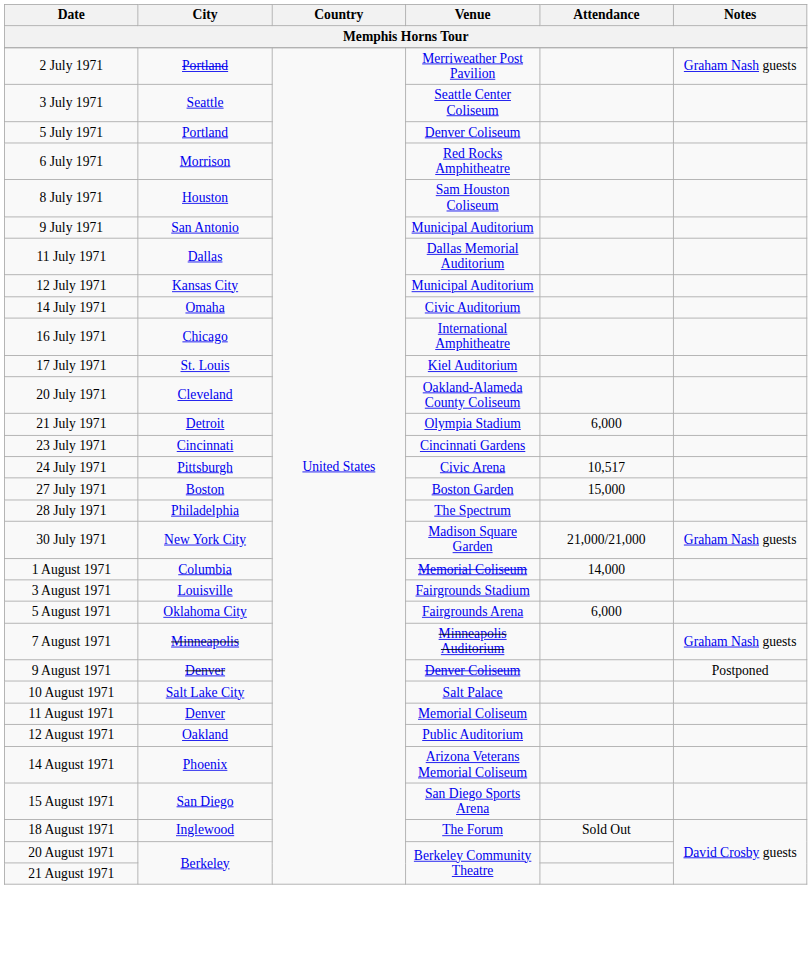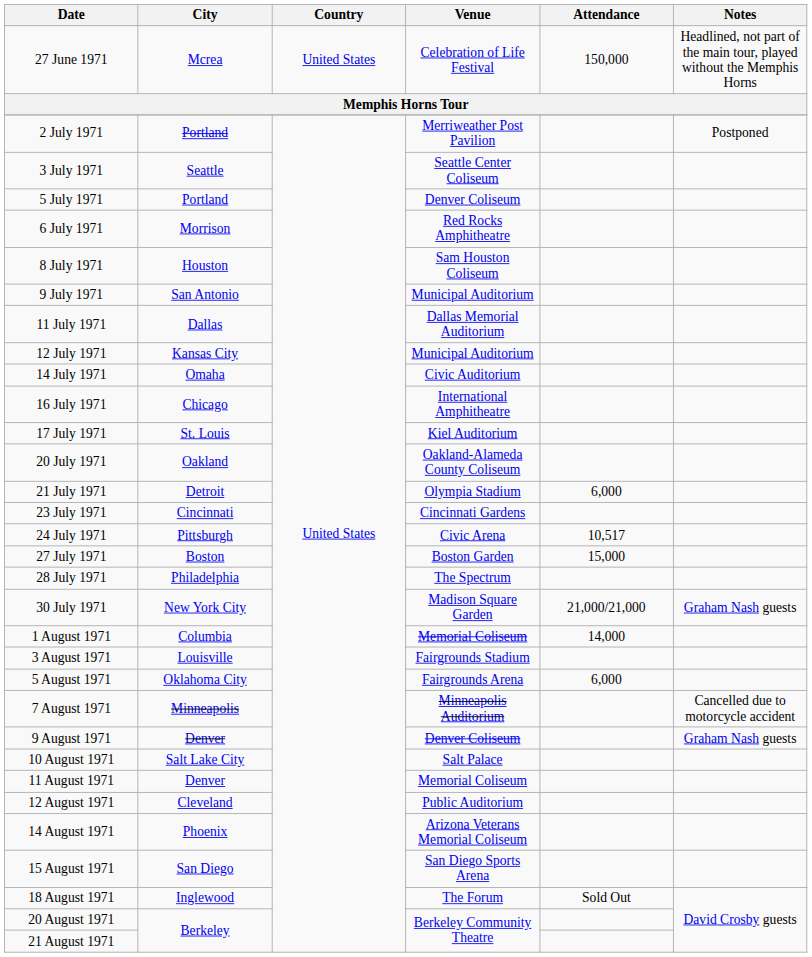+ row: (71, 59)
(740, 66) Graham Nash guests -> (740, 133) Postponed
(205, 395) Cleveland -> (205, 462) Oakland
(740, 641) Graham Nash guests -> (740, 708) Cancelled due to motorcycle accident
(740, 670) Postponed -> (740, 738) Graham Nash guests
(205, 735) Oakland -> (205, 802) Cleveland
